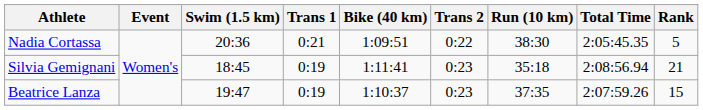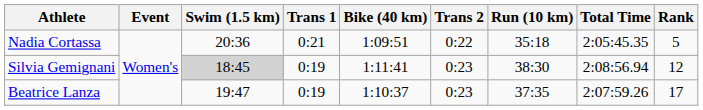(532, 42) 38:30 -> (532, 42) 35:18
(233, 67) no background -> (233, 67) lightgrey background
(532, 67) 35:18 -> (532, 67) 38:30
(676, 67) 21 -> (676, 67) 12
(676, 93) 15 -> (676, 93) 17
